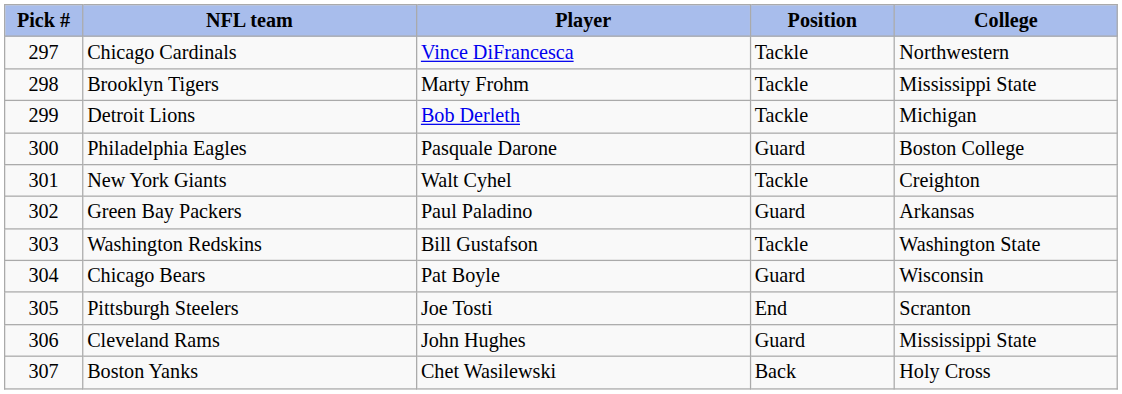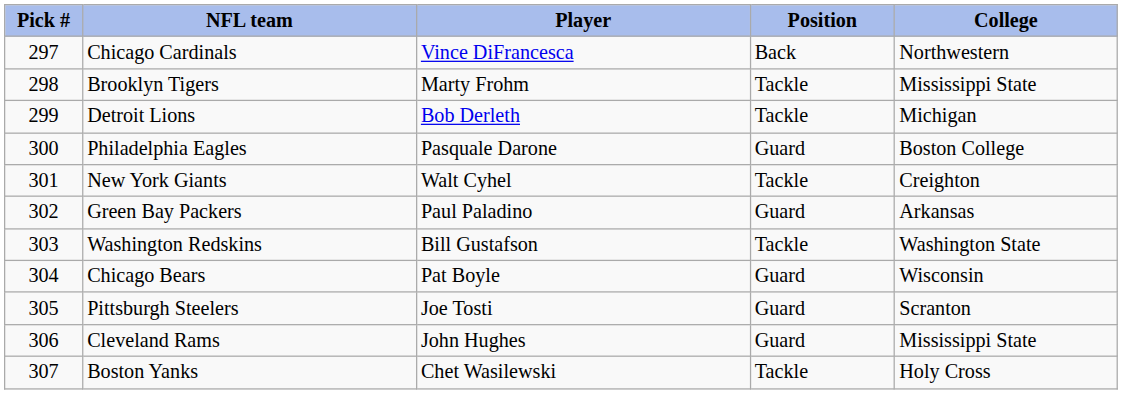(781, 52) Tackle -> (775, 52) Back
(771, 308) End -> (780, 308) Guard
(775, 372) Back -> (781, 372) Tackle
